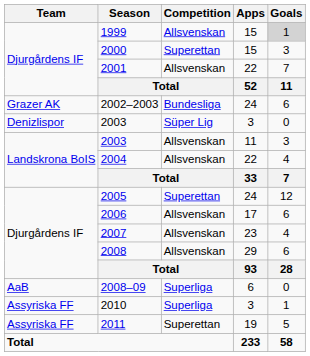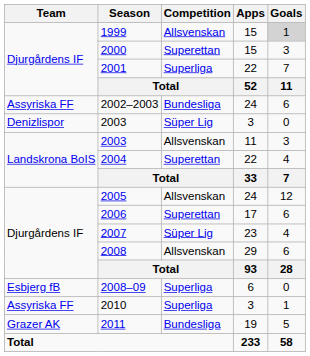(194, 68) Allsvenskan -> (188, 68) Superliga
(34, 104) Grazer AK -> (40, 104) Assyriska FF
(194, 159) Allsvenskan -> (192, 159) Superettan
(192, 196) Superettan -> (194, 196) Allsvenskan
(194, 214) Allsvenskan -> (192, 214) Superettan
(194, 232) Allsvenskan -> (188, 232) Süper Lig
(18, 287) AaB -> (34, 287) Esbjerg fB
(40, 324) Assyriska FF -> (34, 324) Grazer AK
(192, 324) Superettan -> (192, 324) Bundesliga
